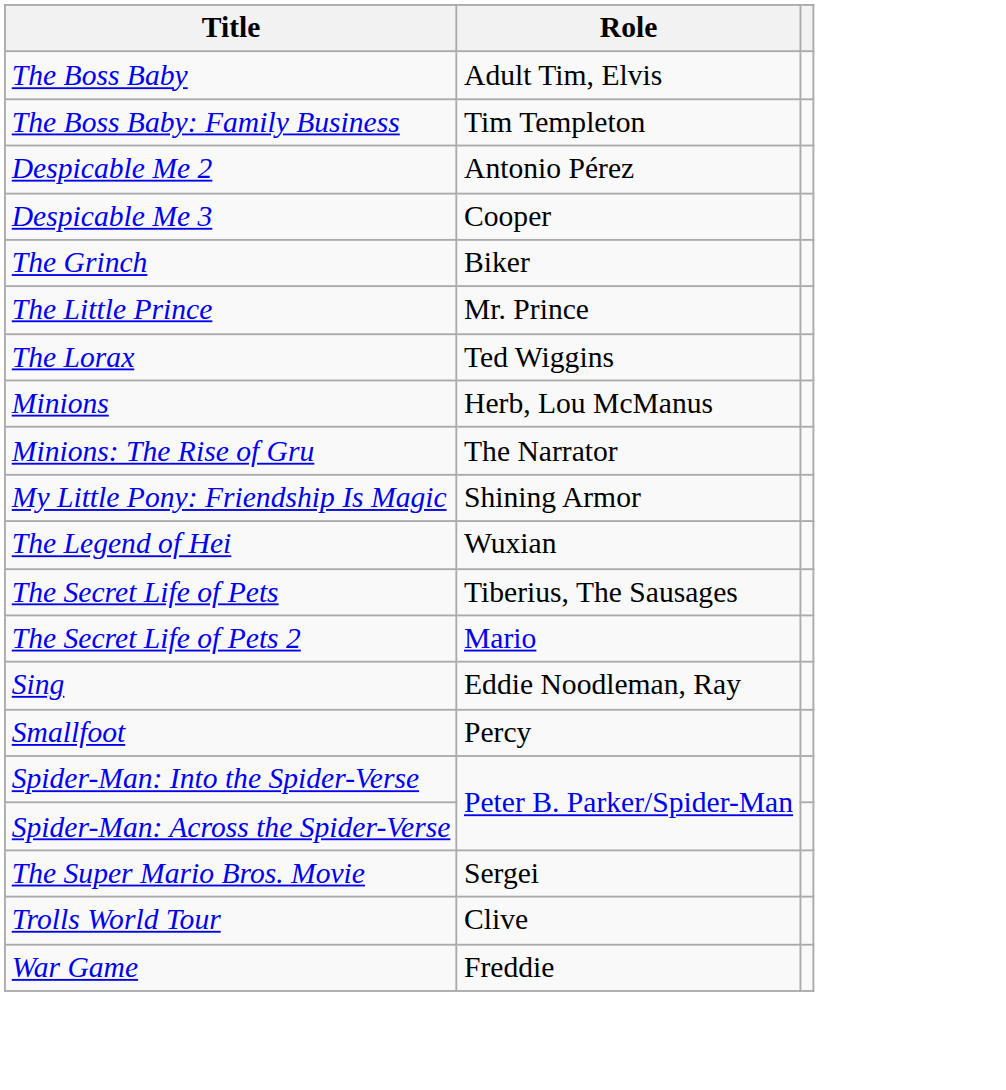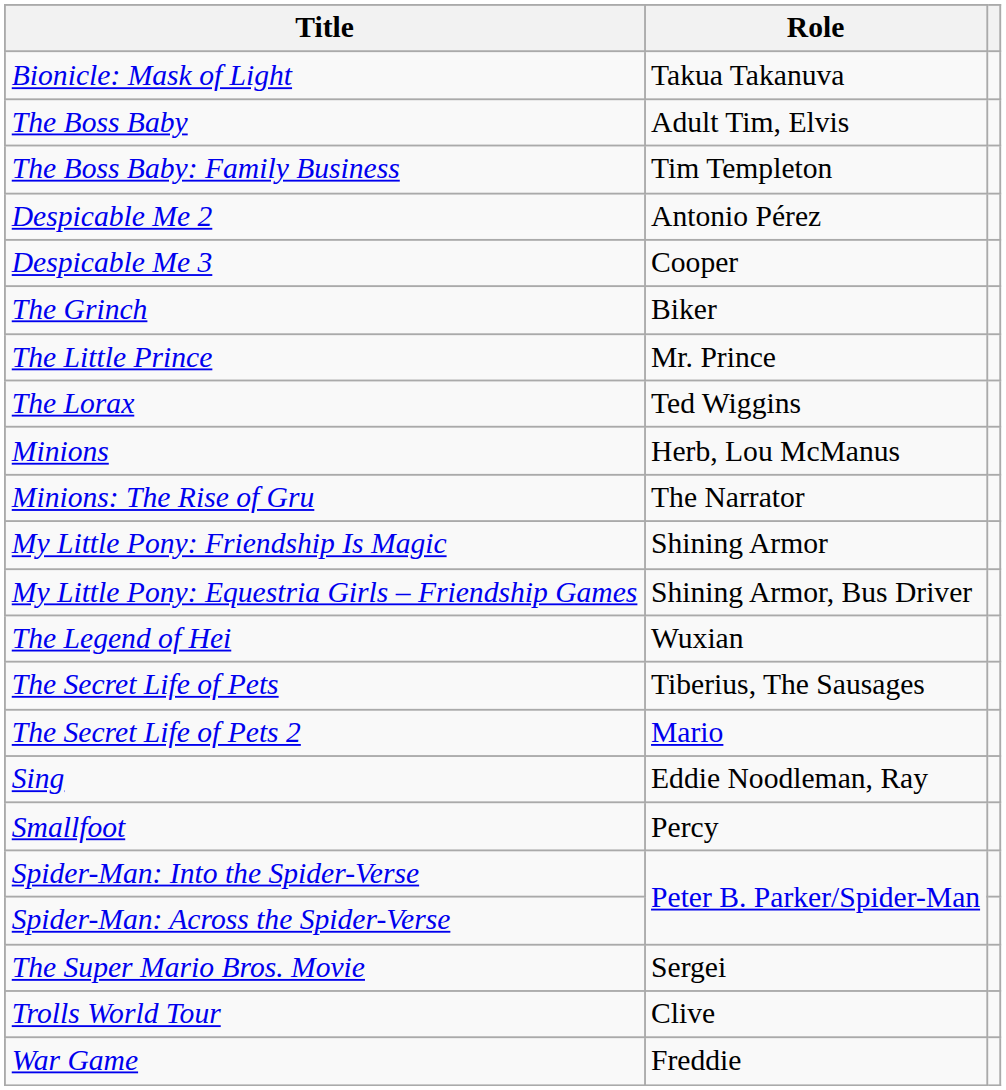+ row: (152, 74)
+ row: (325, 591)
